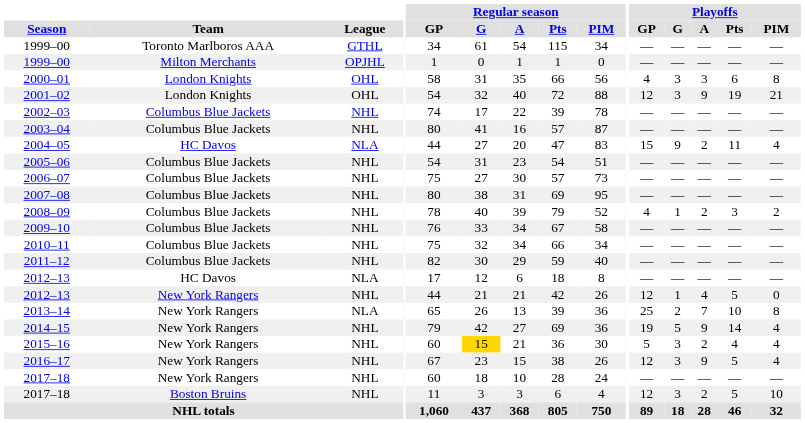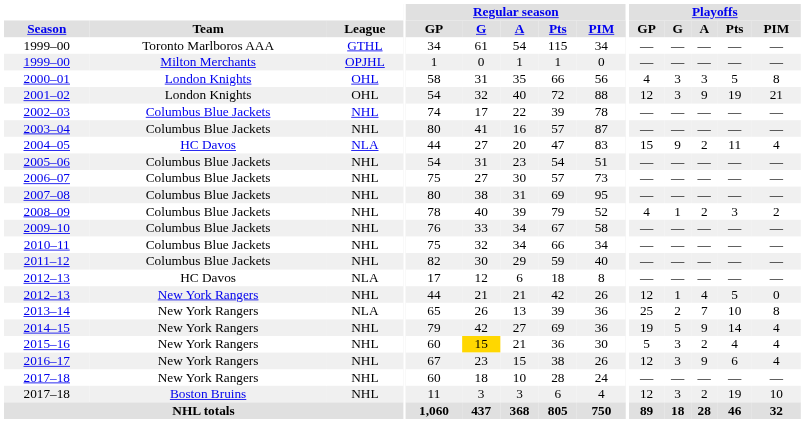(735, 78) 6 -> (735, 78) 5
(735, 360) 5 -> (735, 360) 6
(735, 394) 5 -> (735, 394) 19
